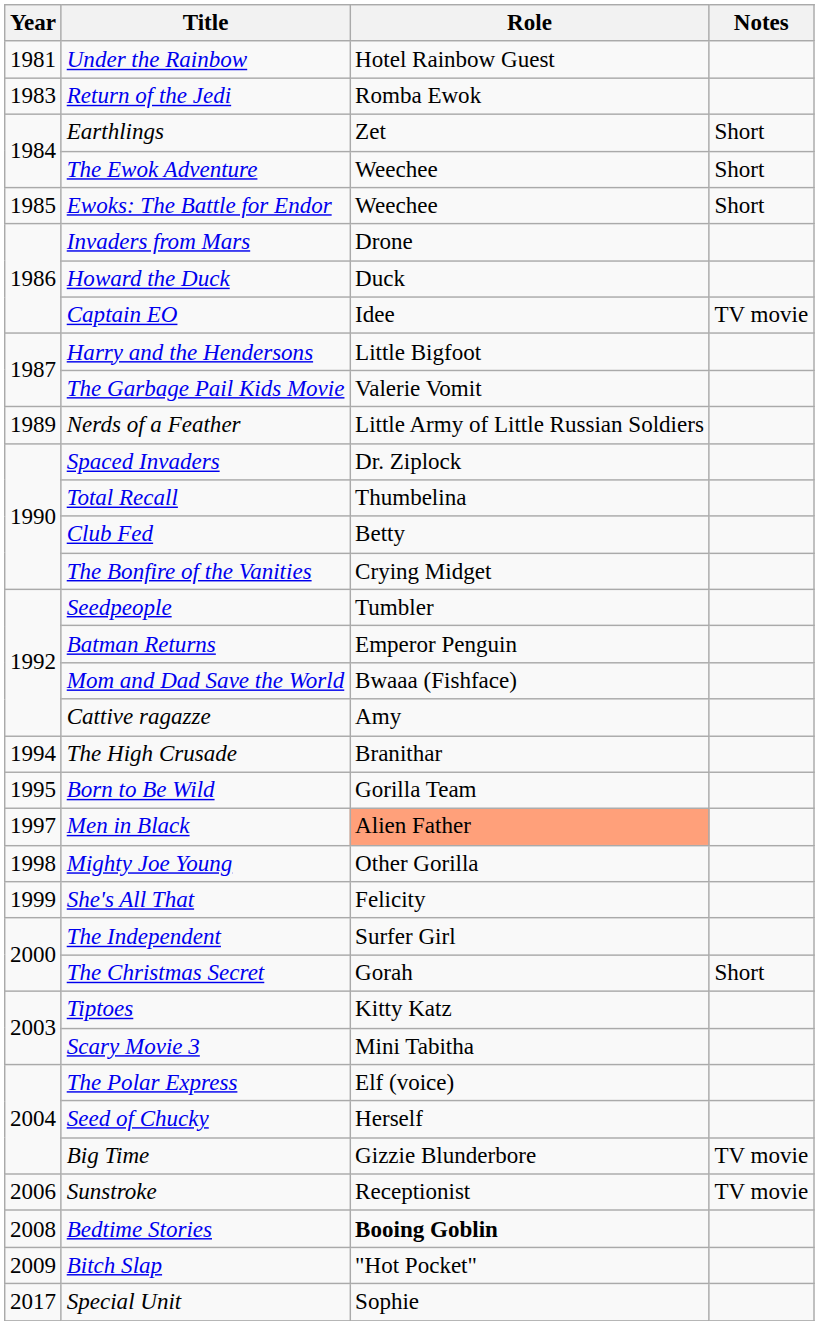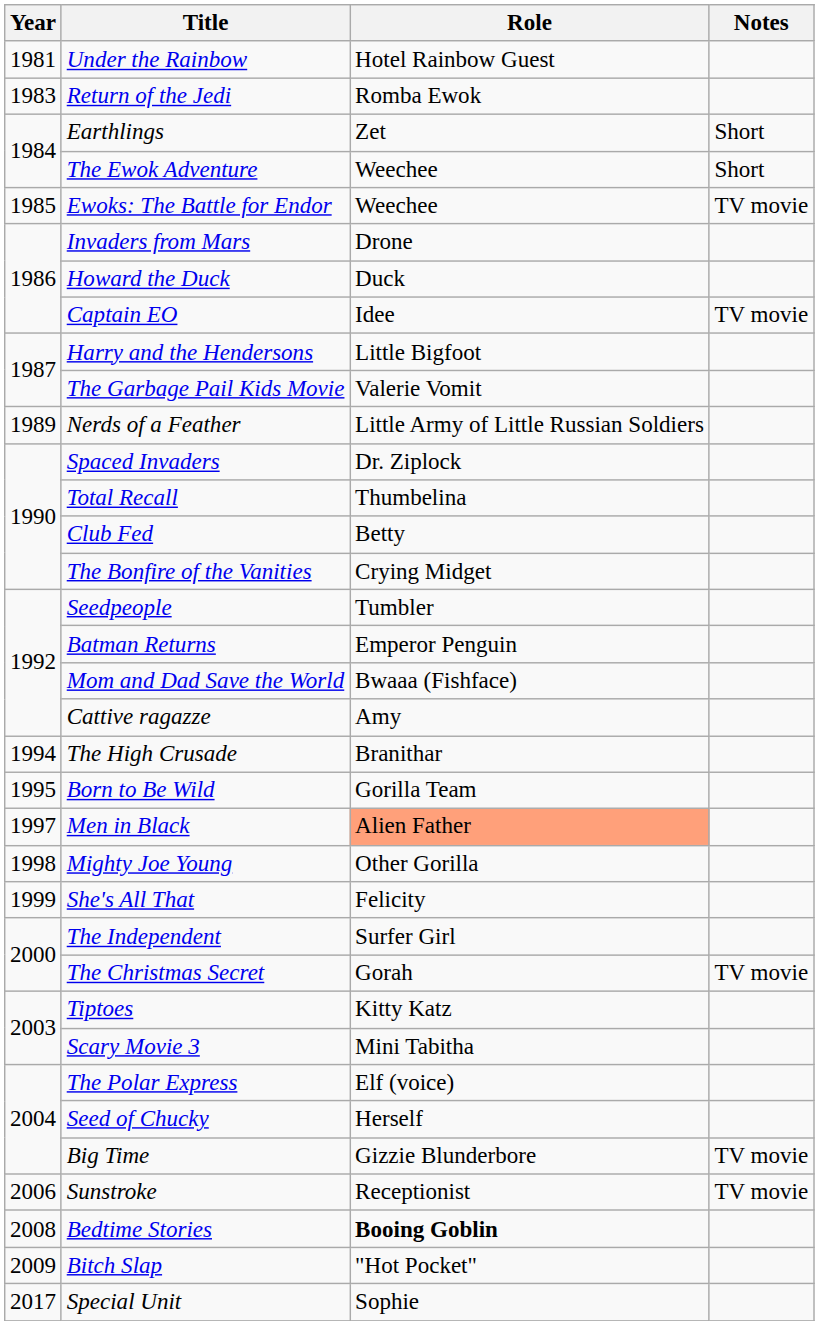(739, 205) Short -> (761, 205) TV movie
(739, 972) Short -> (761, 972) TV movie
